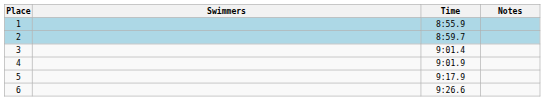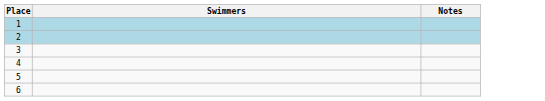- column: (450, 11)
